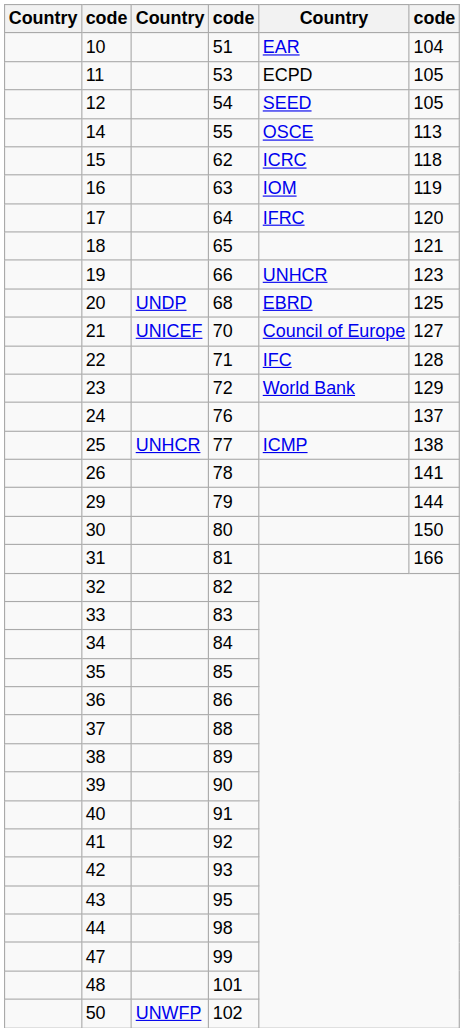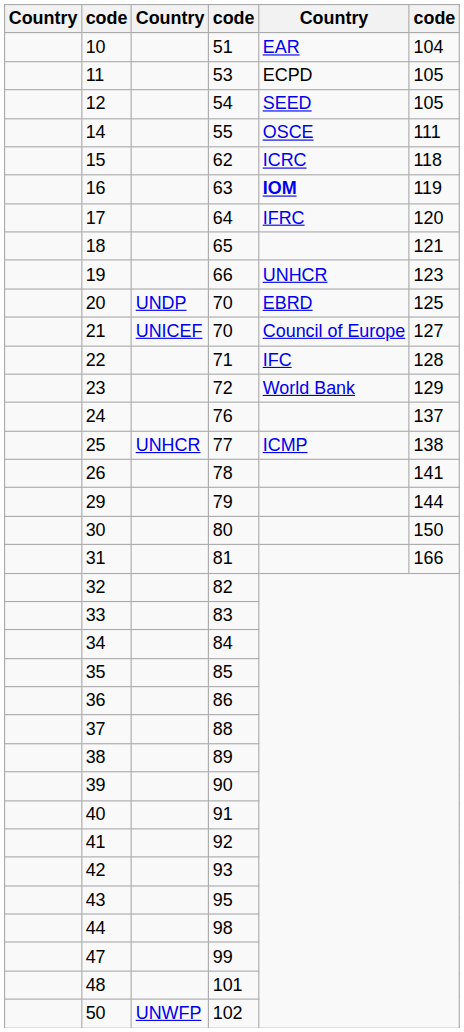(428, 132) 113 -> (427, 132) 111
(280, 189) normal -> (280, 189) bold
(223, 302) 68 -> (223, 302) 70
